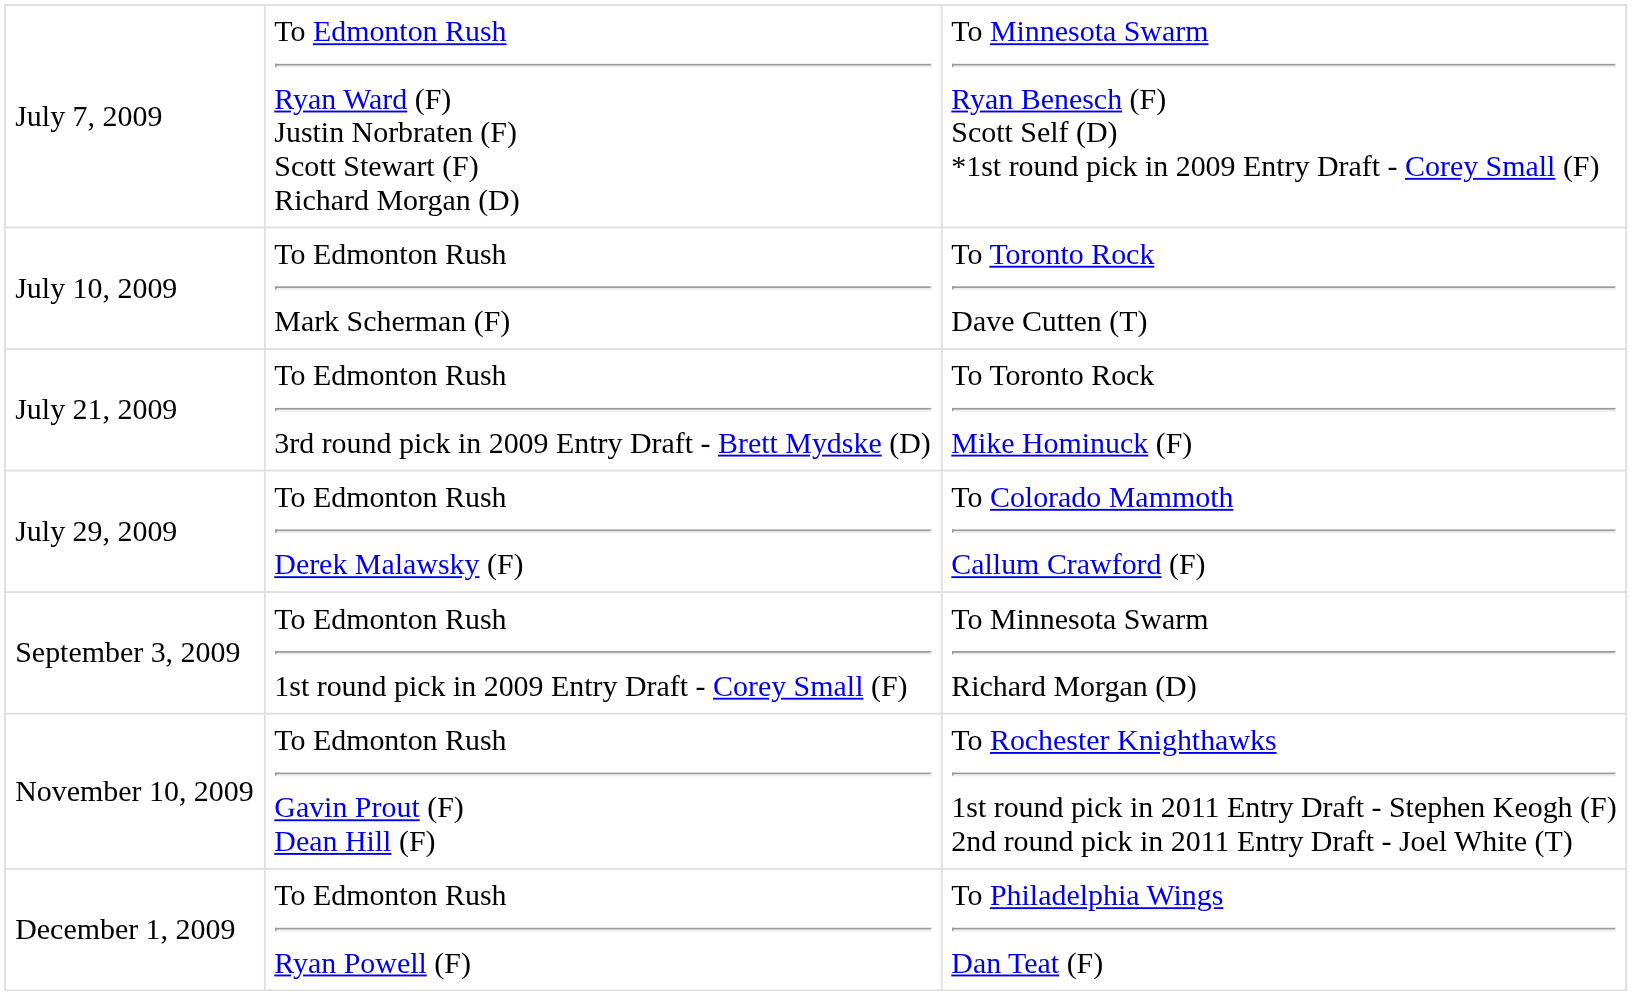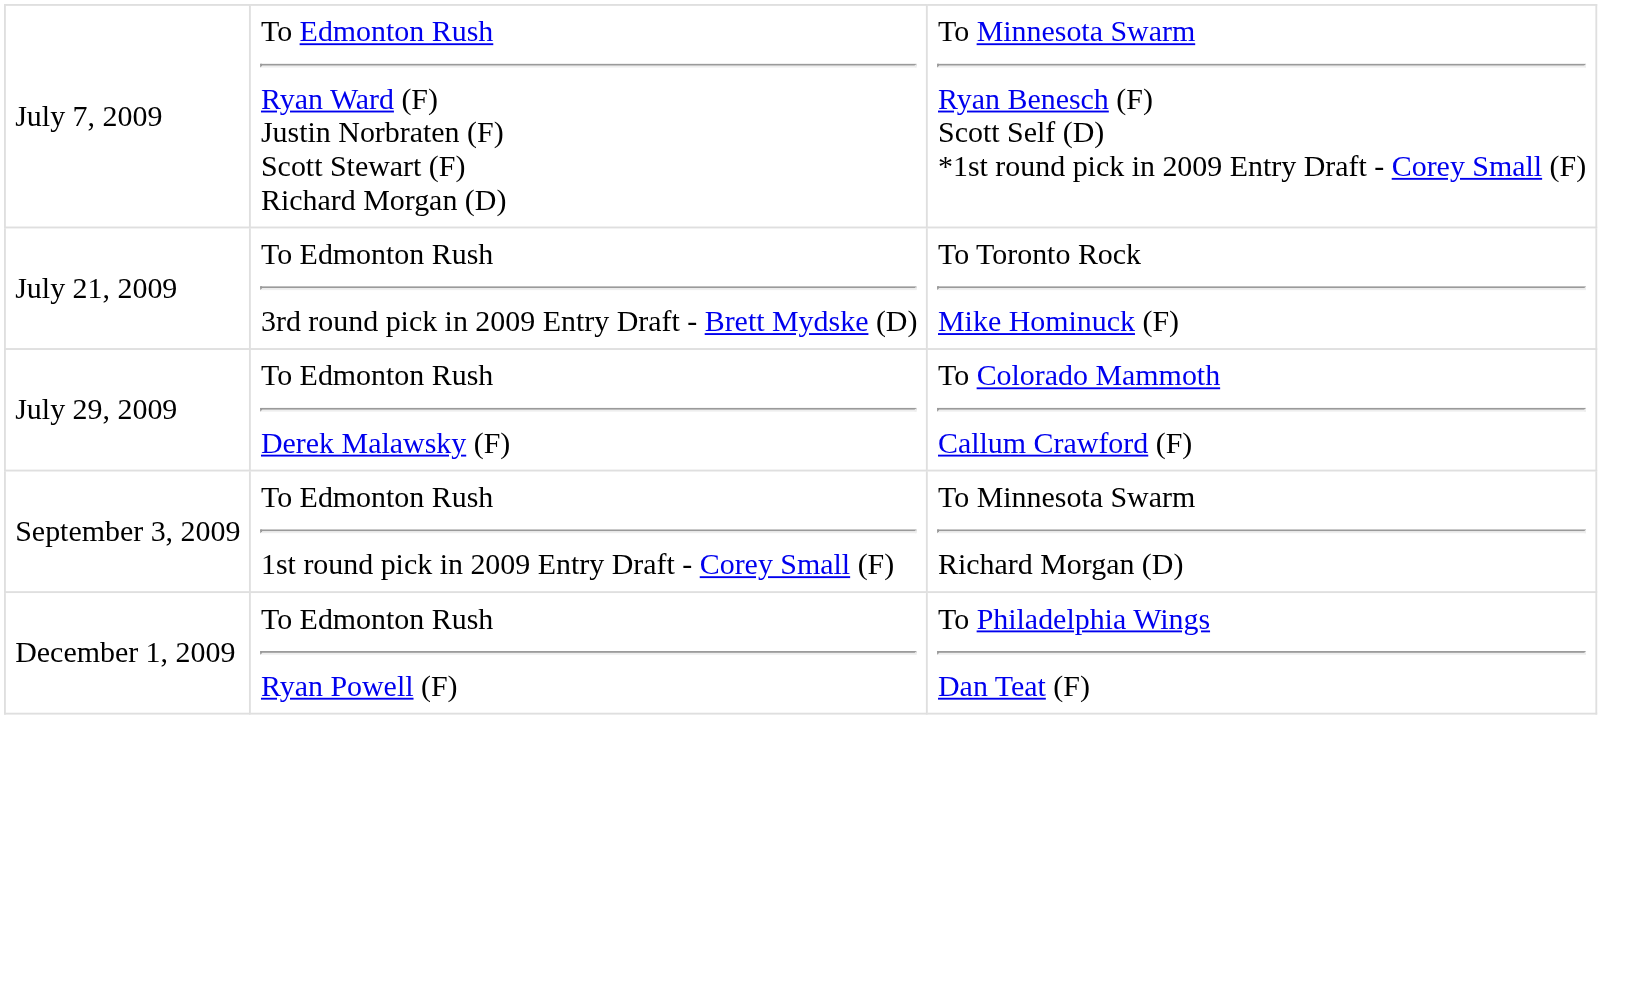- row: (96, 287)
- row: (134, 790)
